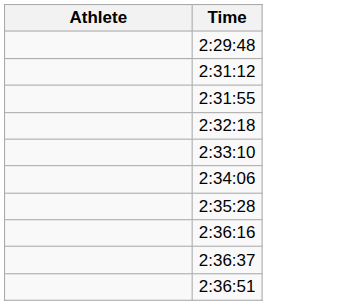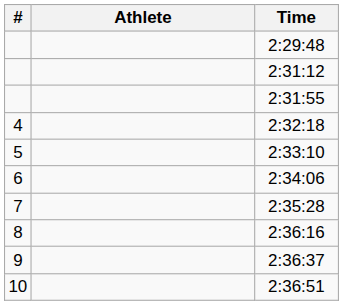+ column: (18, 17)
